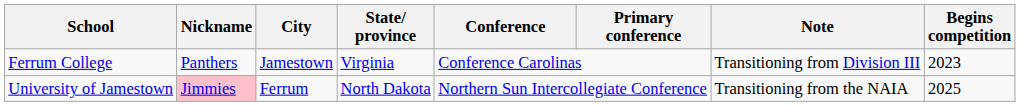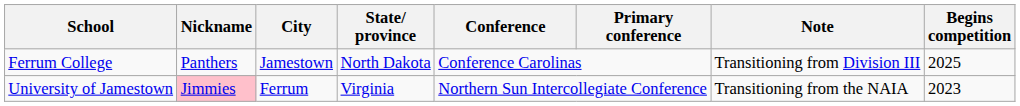(367, 62) Virginia -> (386, 62) North Dakota
(944, 62) 2023 -> (944, 62) 2025
(386, 88) North Dakota -> (367, 88) Virginia
(944, 88) 2025 -> (944, 88) 2023
